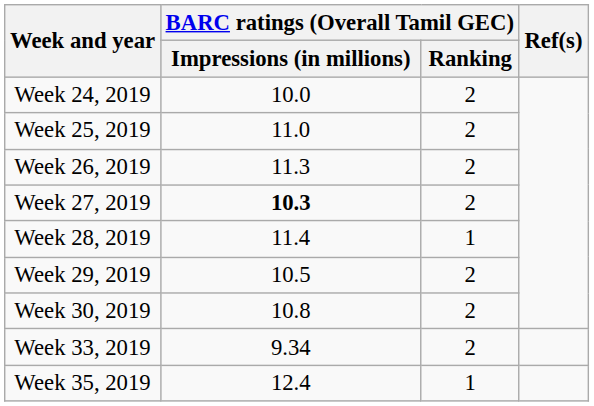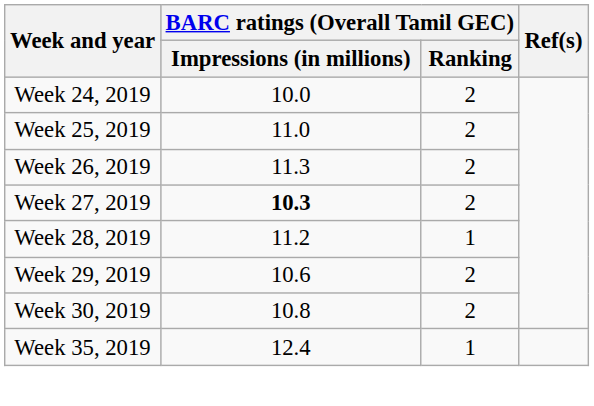(291, 238) 11.4 -> (291, 238) 11.2
(291, 274) 10.5 -> (291, 274) 10.6
- row: (83, 346)
